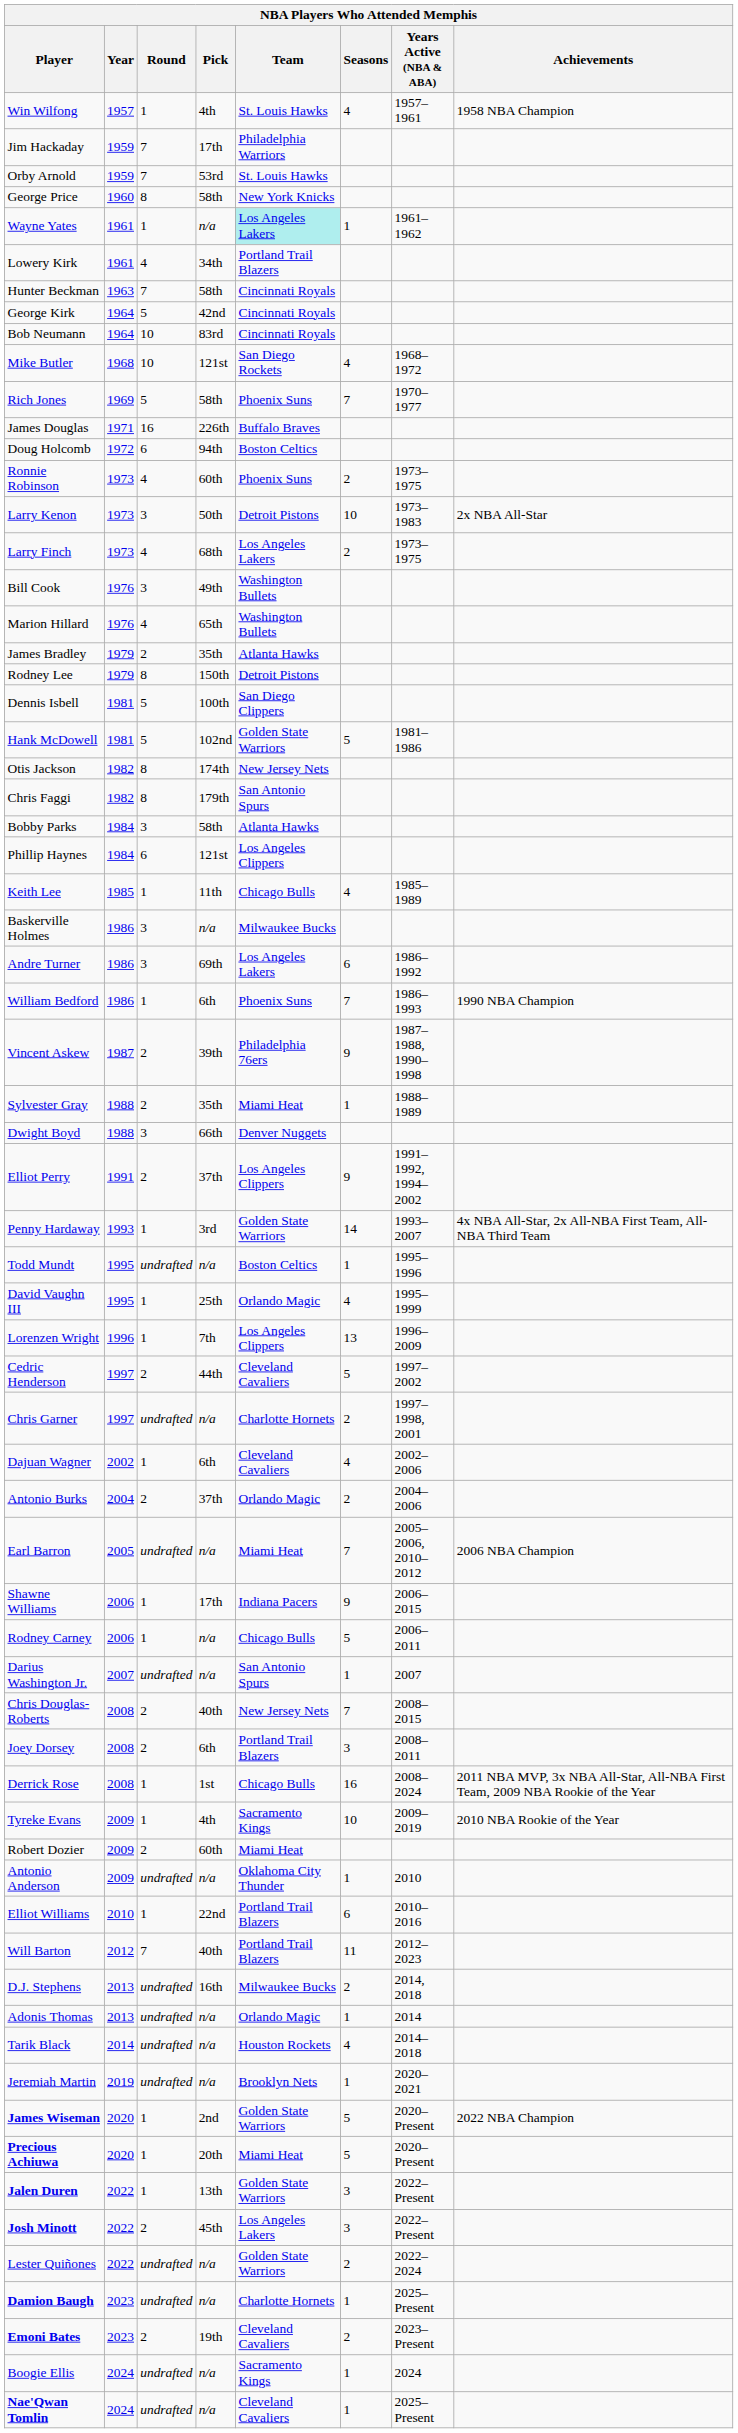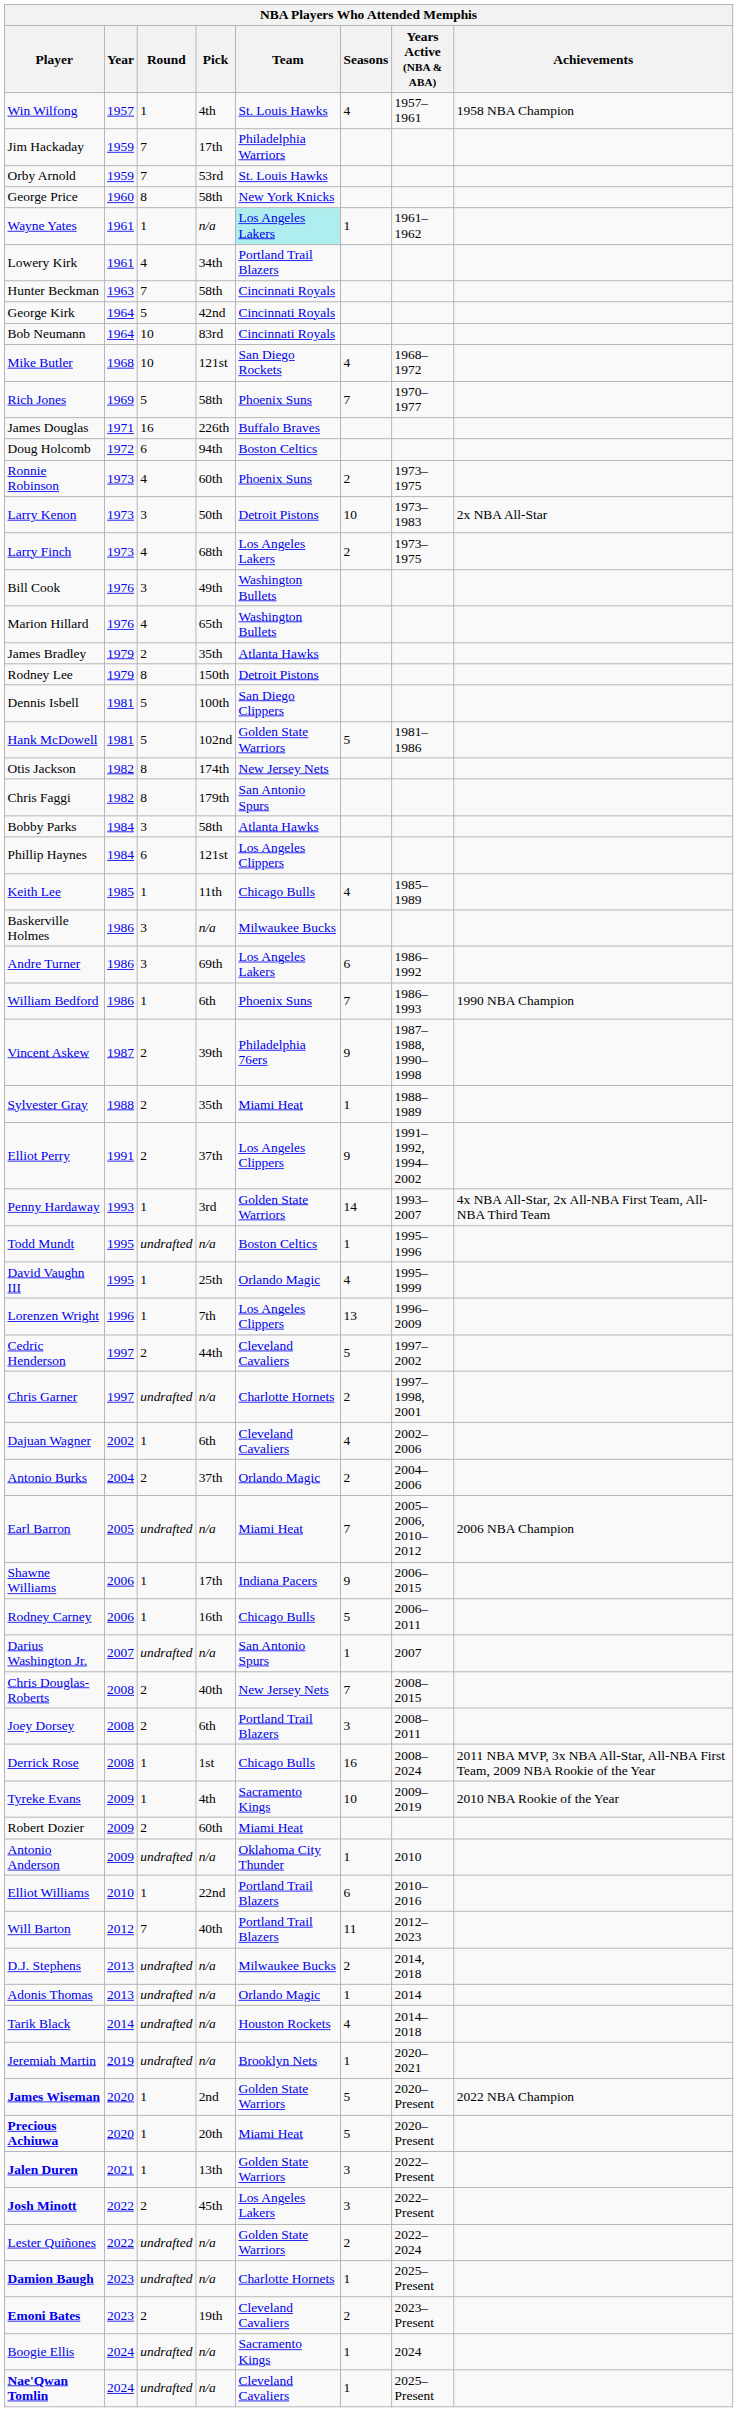- row: (44, 1132)
(207, 1638) n/a -> (211, 1616) 16th
(211, 1987) 16th -> (207, 1966) n/a
(121, 2190) 2022 -> (121, 2169) 2021
